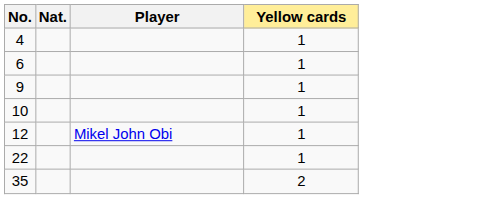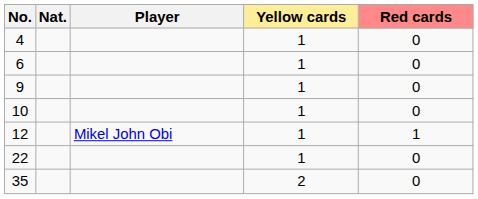+ column: (416, 16)
